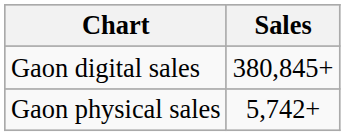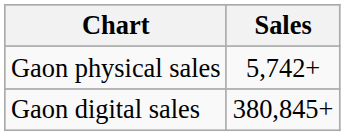rows swapped: (116, 109) <-> (105, 67)
